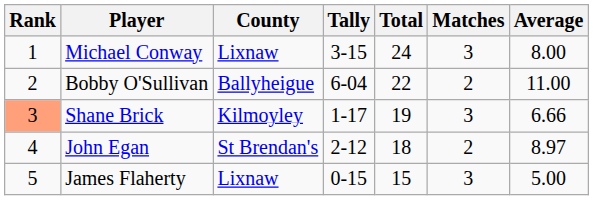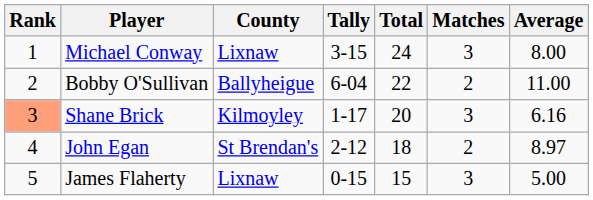(401, 115) 19 -> (401, 115) 20
(548, 115) 6.66 -> (548, 115) 6.16
